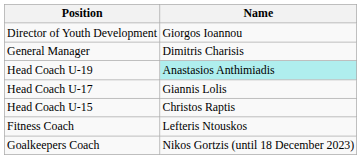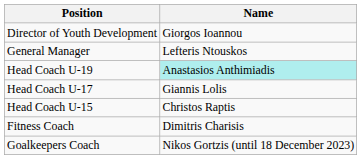(203, 51) Dimitris Charisis -> (205, 51) Lefteris Ntouskos
(205, 126) Lefteris Ntouskos -> (203, 126) Dimitris Charisis
